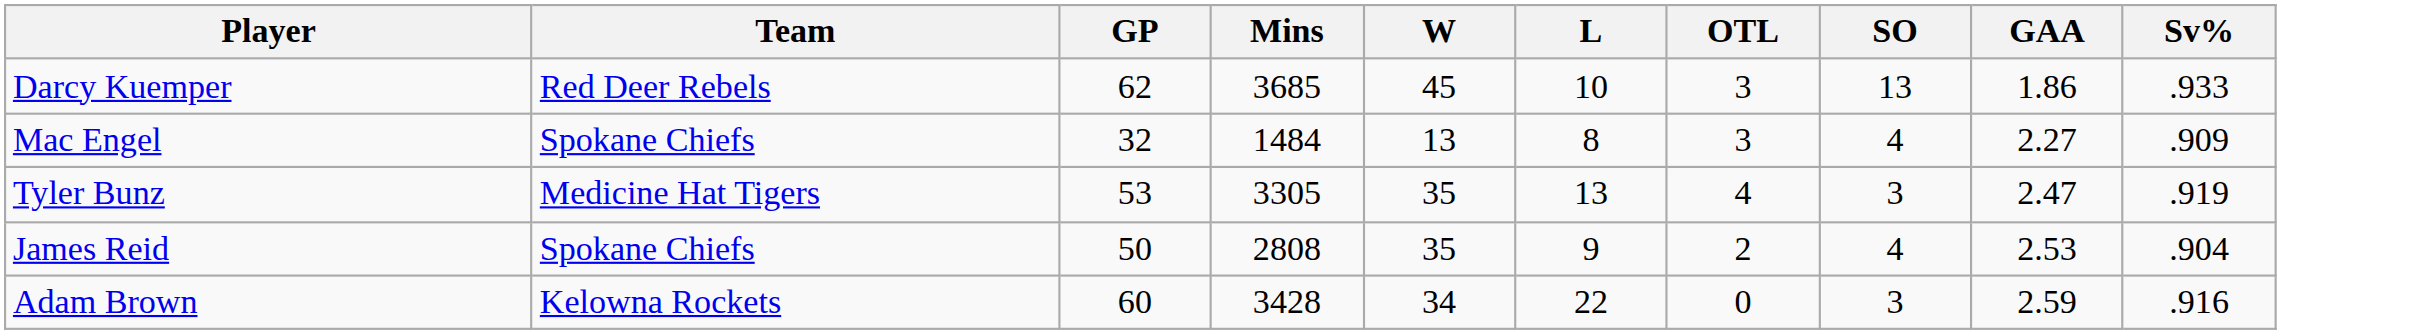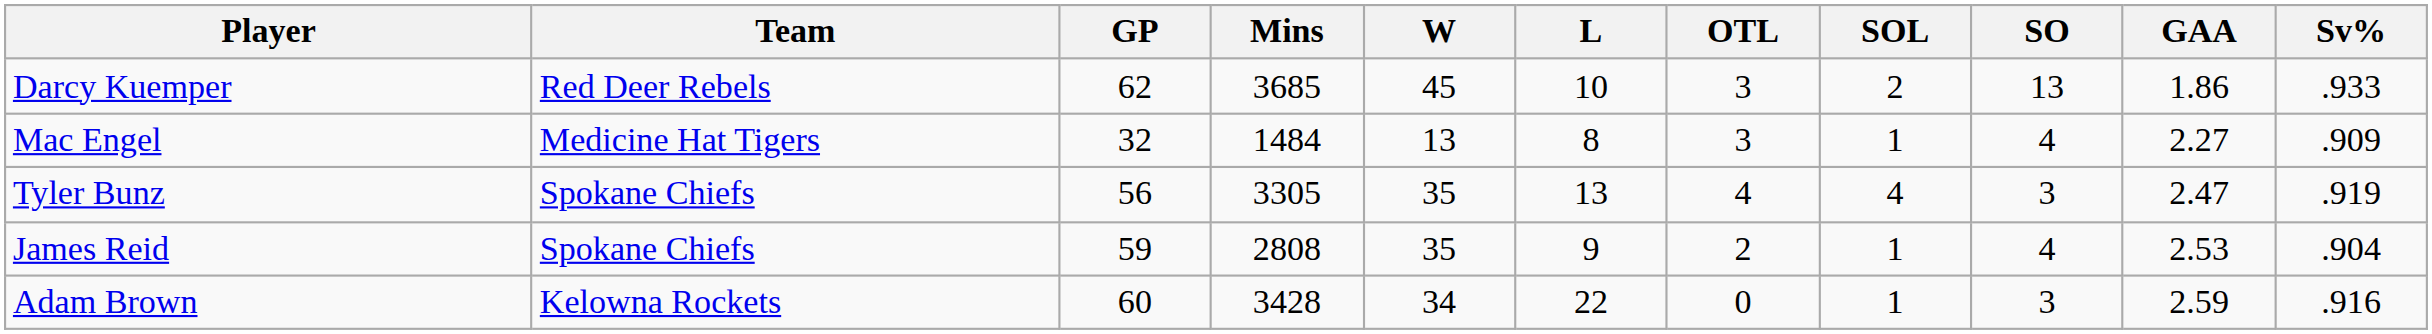+ column: (1895, 31)
(647, 139) Spokane Chiefs -> (680, 139) Medicine Hat Tigers
(680, 193) Medicine Hat Tigers -> (647, 193) Spokane Chiefs
(1135, 193) 53 -> (1135, 193) 56
(1135, 247) 50 -> (1135, 247) 59
